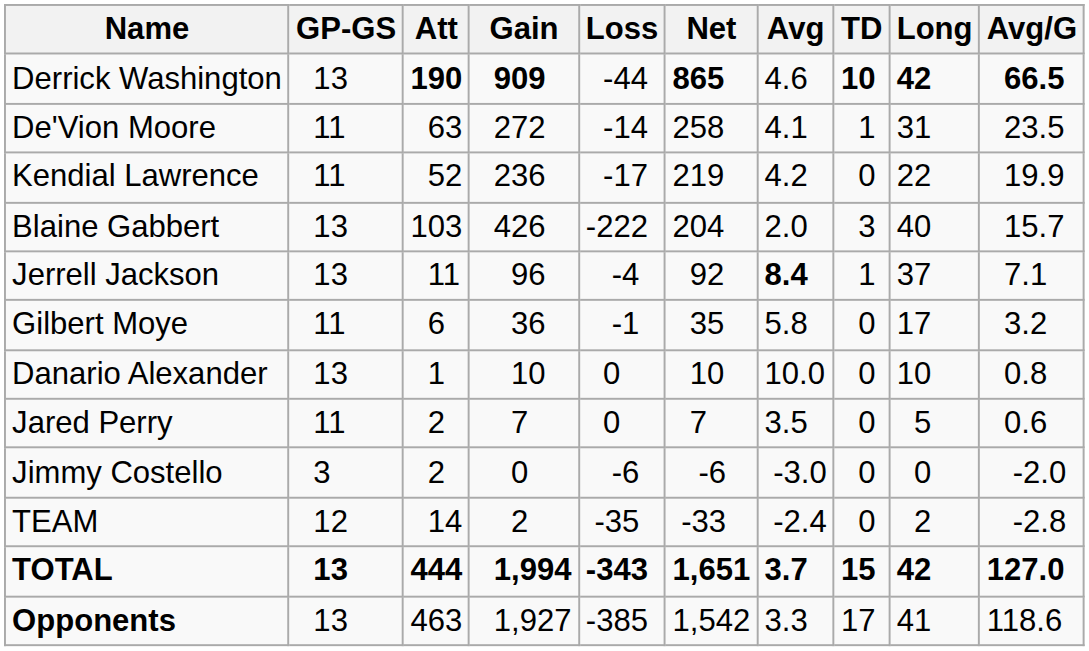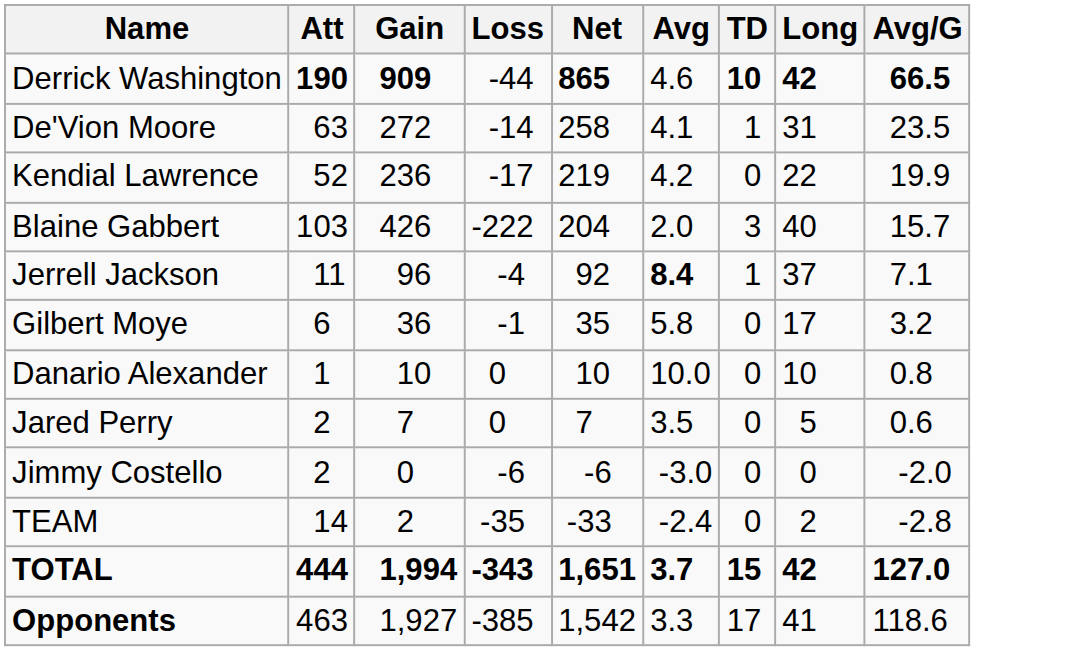- column: (346, 29)
